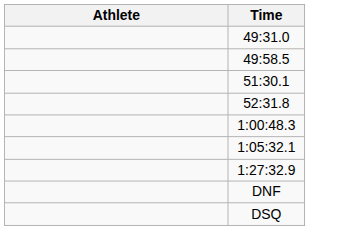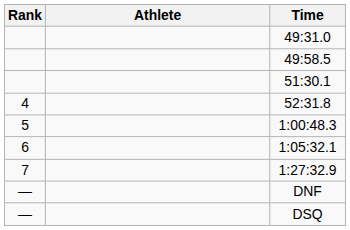+ column: (25, 15)
